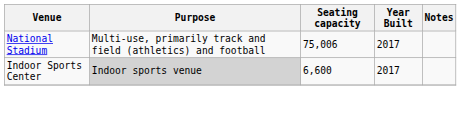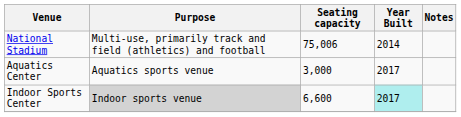(388, 45) 2017 -> (388, 45) 2014
+ row: (30, 71)
(388, 71) no background -> (388, 98) paleturquoise background
